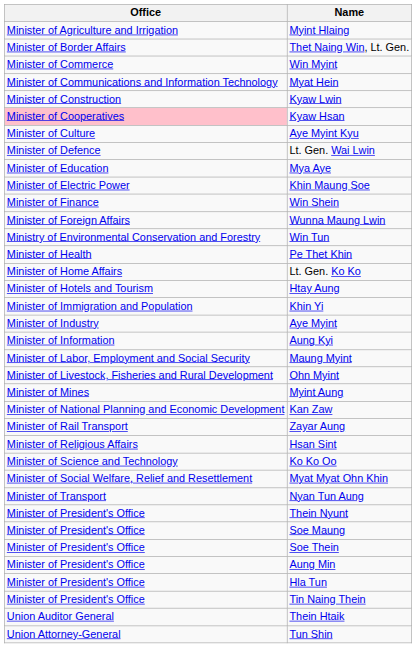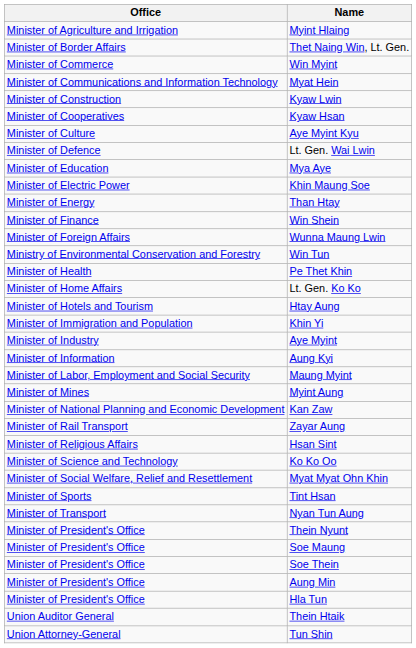(66, 116) pink background -> (66, 116) no background
+ row: (315, 202)
- row: (314, 375)
+ row: (313, 496)
- row: (328, 599)
